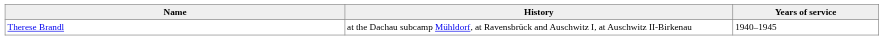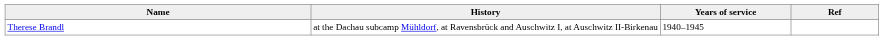+ column: (835, 12)
